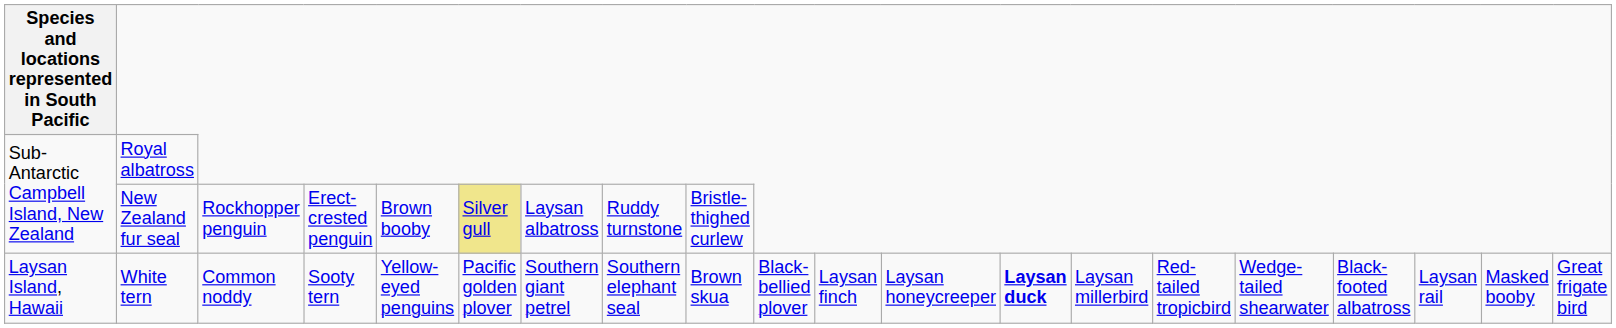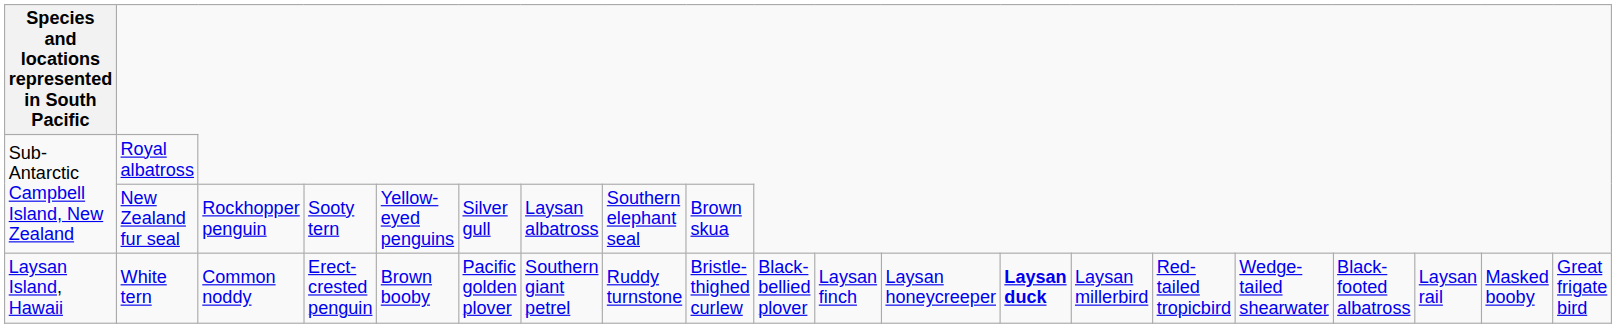(340, 218) Erect-crested penguin -> (331, 218) Sooty tern
(406, 218) Brown booby -> (417, 218) Yellow-eyed penguins
(485, 218) khaki background -> (485, 218) no background
(645, 218) Ruddy turnstone -> (644, 218) Southern elephant seal
(720, 218) Bristle-thighed curlew -> (716, 218) Brown skua
(331, 287) Sooty tern -> (340, 287) Erect-crested penguin
(417, 287) Yellow-eyed penguins -> (406, 287) Brown booby
(644, 287) Southern elephant seal -> (645, 287) Ruddy turnstone
(716, 287) Brown skua -> (720, 287) Bristle-thighed curlew
